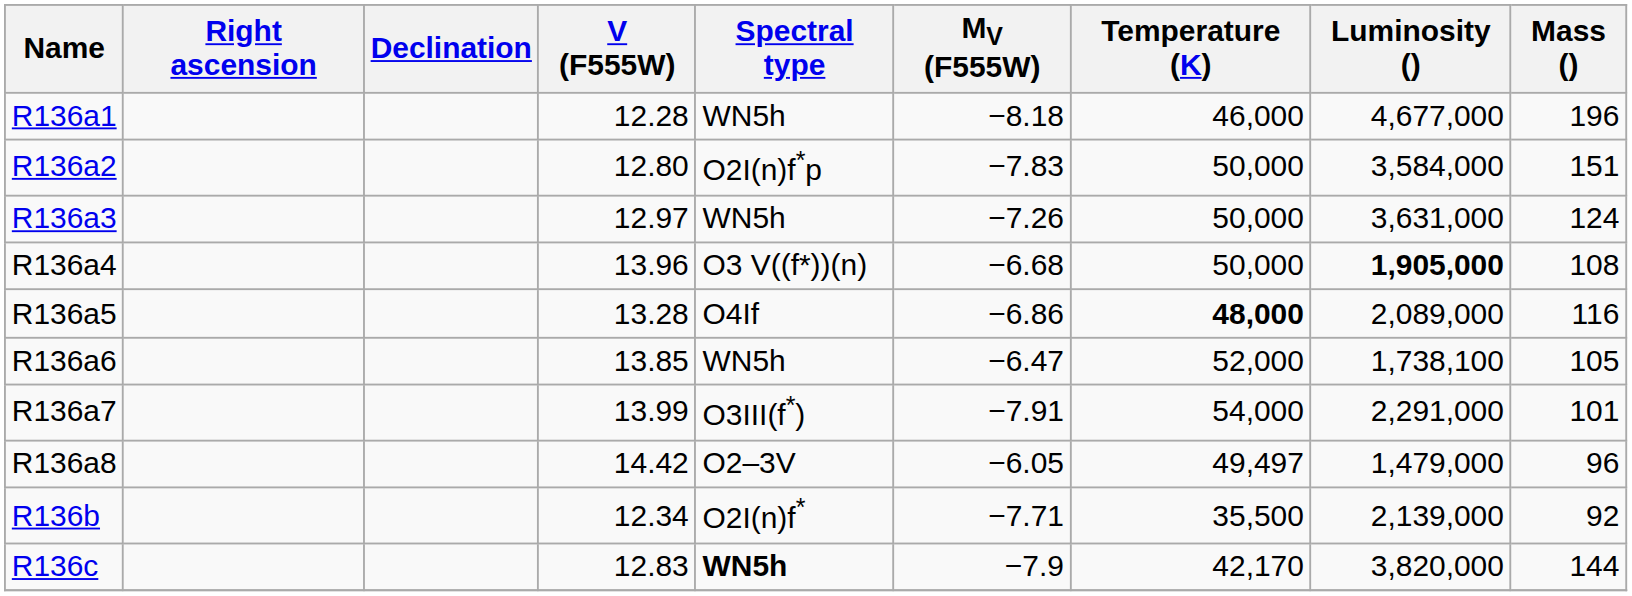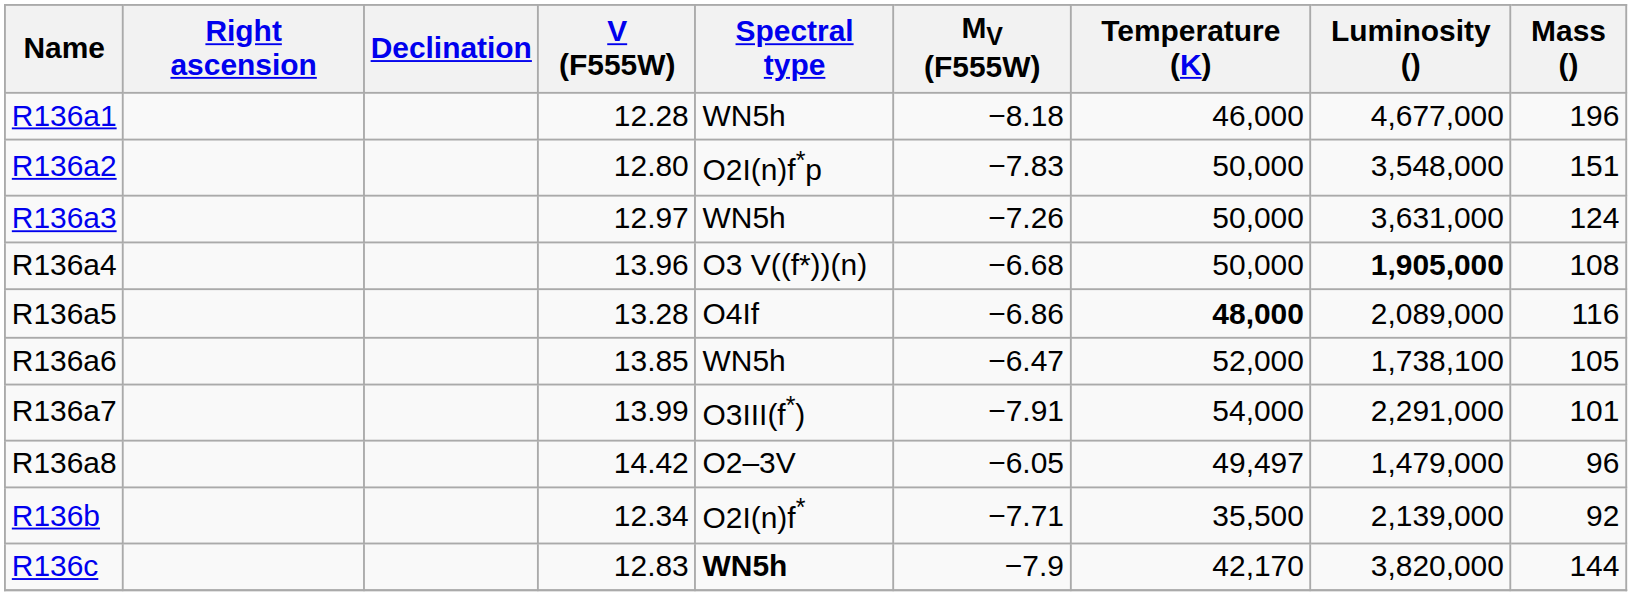(1437, 166) 3,584,000 -> (1437, 166) 3,548,000
